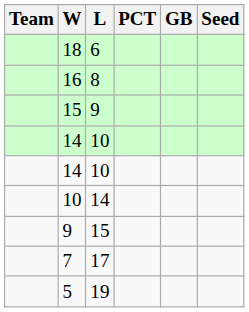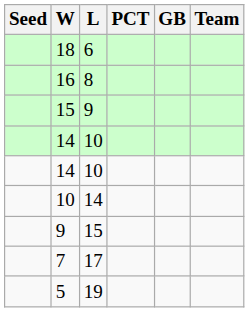columns swapped: (31, 19) <-> (220, 19)
